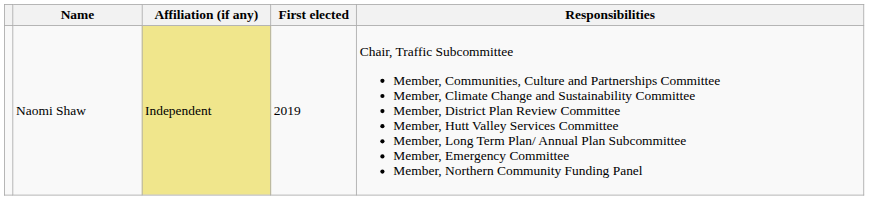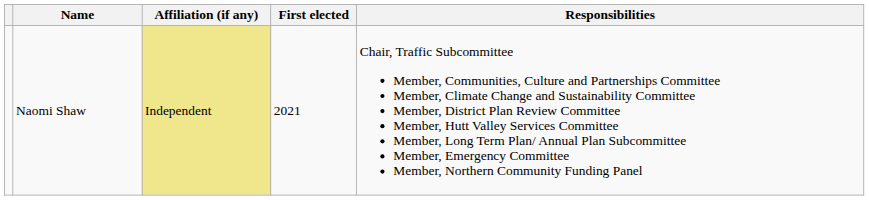(287, 110) 2019 -> (287, 110) 2021
